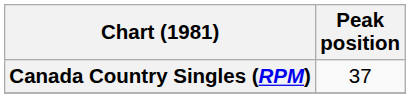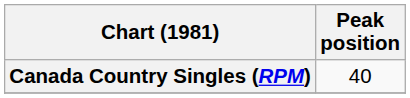(360, 76) 37 -> (360, 76) 40
